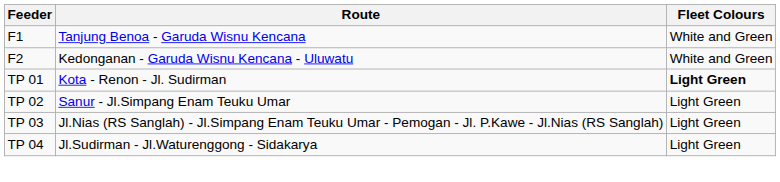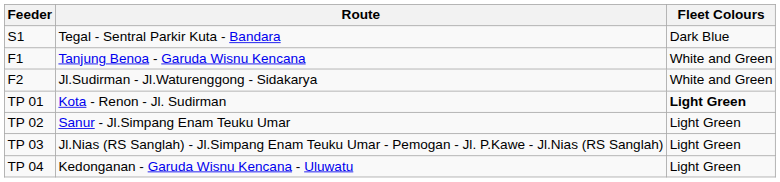+ row: (16, 36)
(206, 58) Kedonganan - Garuda Wisnu Kencana - Uluwatu -> (188, 79) Jl.Sudirman - Jl.Waturenggong - Sidakarya
(188, 144) Jl.Sudirman - Jl.Waturenggong - Sidakarya -> (206, 166) Kedonganan - Garuda Wisnu Kencana - Uluwatu
